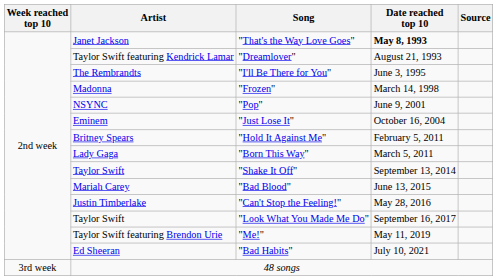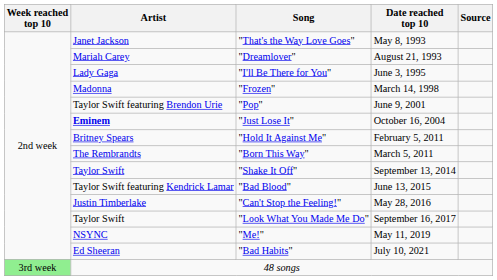(400, 40) bold -> (400, 40) normal
(153, 56) Taylor Swift featuring Kendrick Lamar -> (101, 56) Mariah Carey
(107, 72) The Rembrandts -> (96, 72) Lady Gaga
(90, 105) NSYNC -> (148, 105) Taylor Swift featuring Brendon Urie
(90, 121) normal -> (91, 121) bold
(96, 154) Lady Gaga -> (107, 154) The Rembrandts
(101, 186) Mariah Carey -> (153, 186) Taylor Swift featuring Kendrick Lamar
(148, 235) Taylor Swift featuring Brendon Urie -> (90, 235) NSYNC
(37, 267) no background -> (37, 267) lightgreen background
